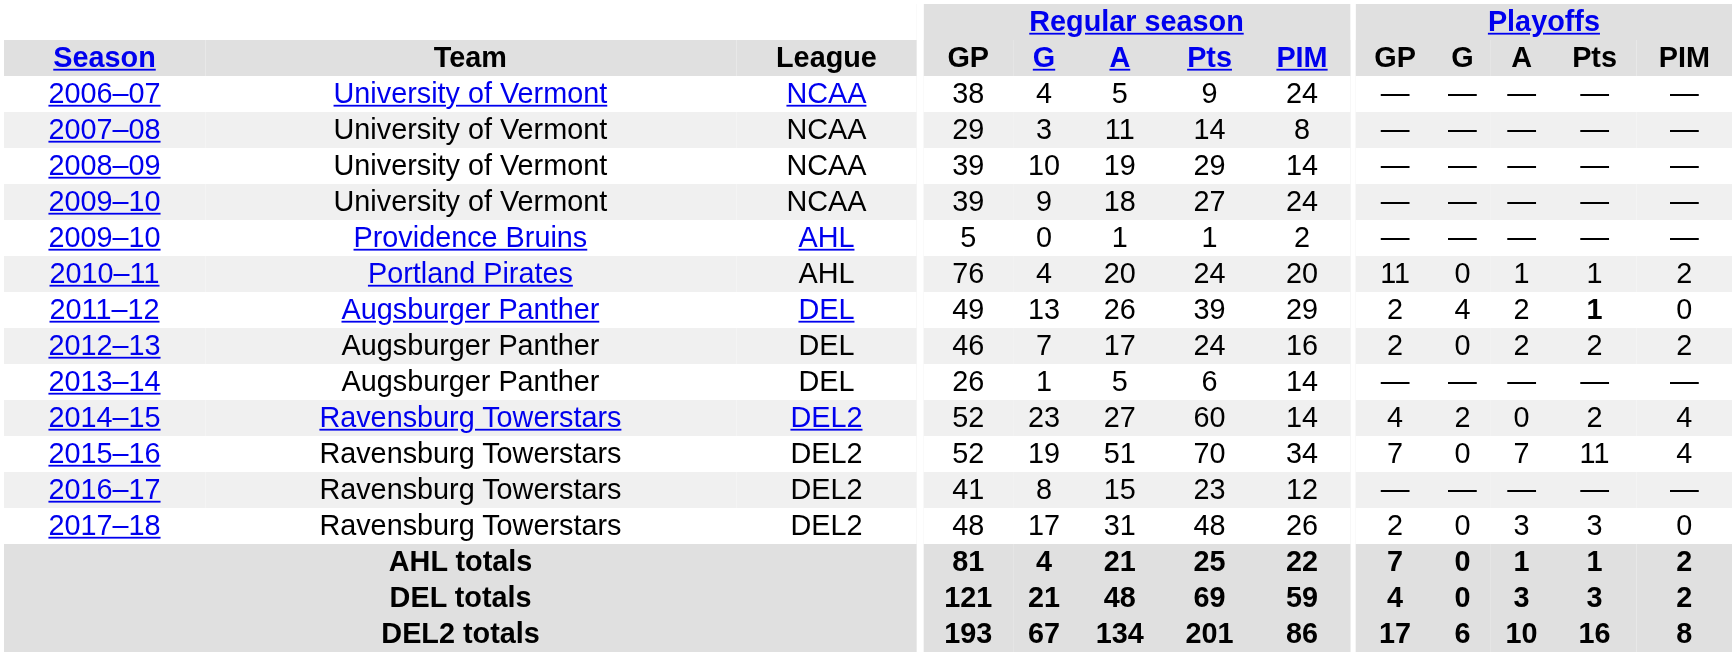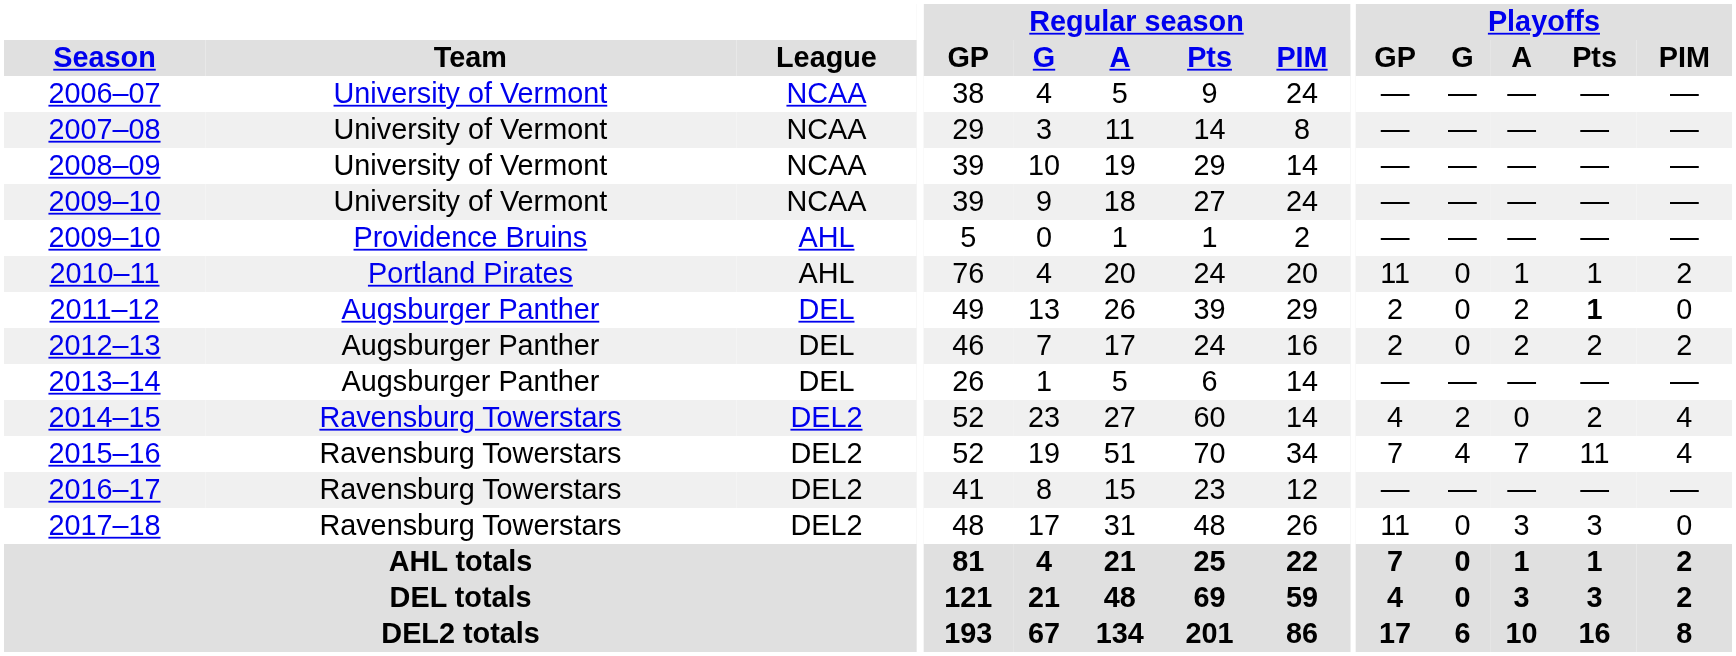(1463, 309) 4 -> (1463, 309) 0
(1463, 453) 0 -> (1463, 453) 4
(1395, 525) 2 -> (1395, 525) 11
